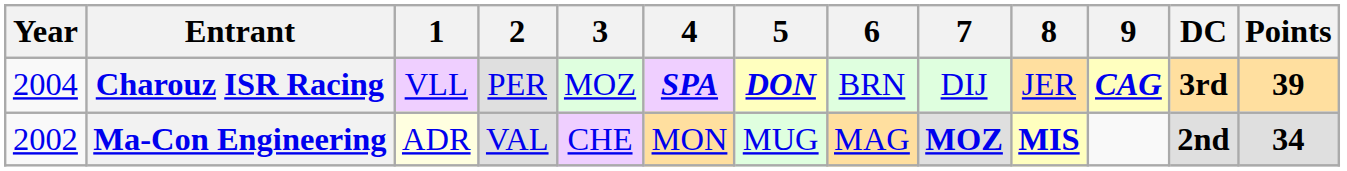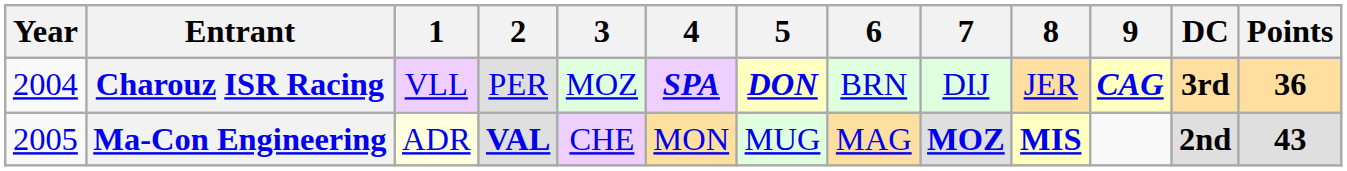(1288, 84) 39 -> (1290, 84) 36
(45, 138) 2002 -> (45, 138) 2005
(517, 138) normal -> (518, 138) bold
(1288, 138) 34 -> (1290, 138) 43
